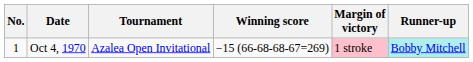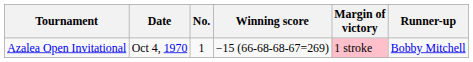columns swapped: (16, 21) <-> (151, 21)
(428, 48) paleturquoise background -> (428, 48) no background
